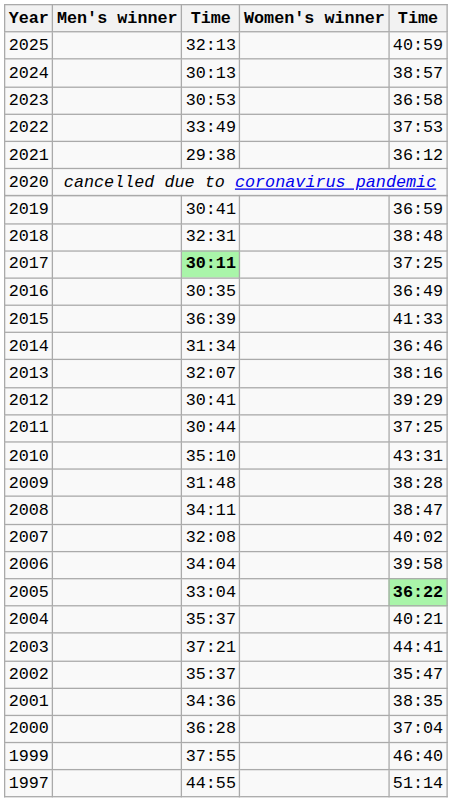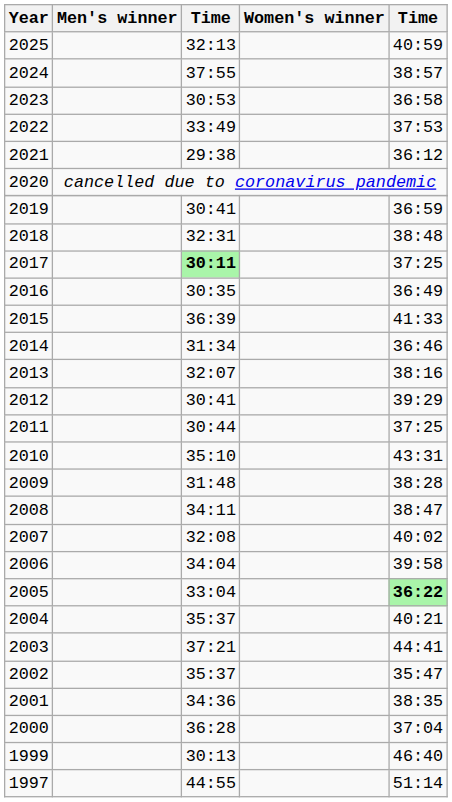(211, 73) 30:13 -> (211, 73) 37:55
(211, 756) 37:55 -> (211, 756) 30:13
